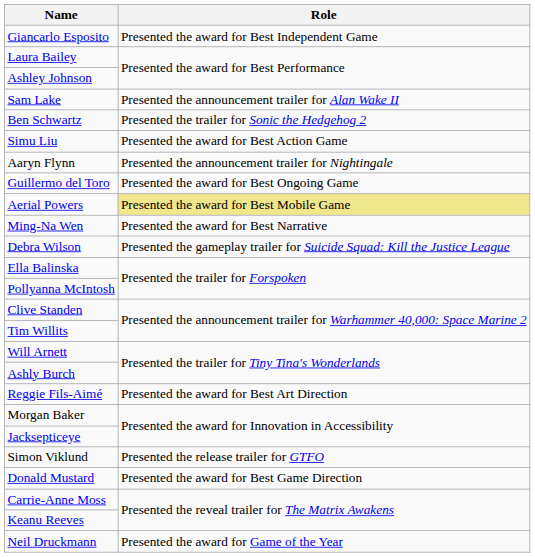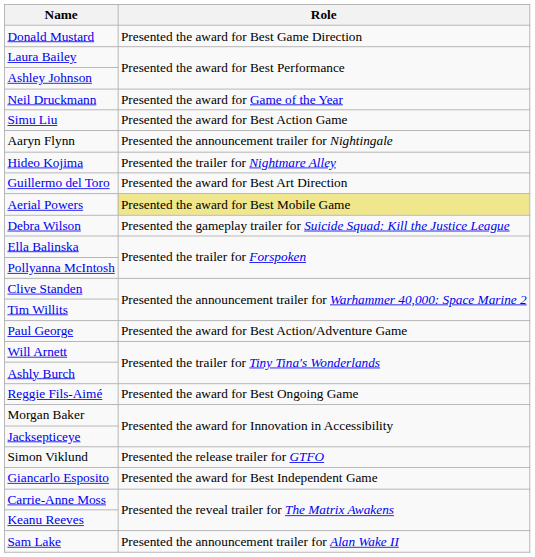rows swapped: (58, 36) <-> (51, 478)
rows swapped: (34, 99) <-> (52, 541)
- row: (45, 120)
+ row: (45, 162)
(240, 183) Presented the award for Best Ongoing Game -> (234, 183) Presented the award for Best Art Direction
- row: (45, 225)
+ row: (40, 330)
(234, 394) Presented the award for Best Art Direction -> (240, 394) Presented the award for Best Ongoing Game
